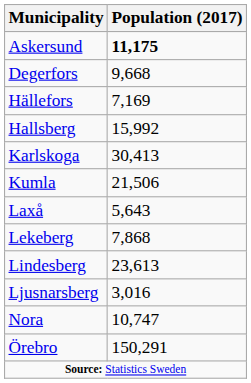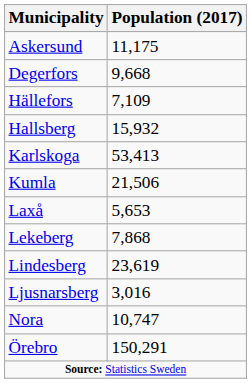(135, 45) bold -> (135, 45) normal
(131, 100) 7,169 -> (131, 100) 7,109
(135, 127) 15,992 -> (135, 127) 15,932
(135, 155) 30,413 -> (135, 155) 53,413
(131, 210) 5,643 -> (131, 210) 5,653
(135, 264) 23,613 -> (135, 264) 23,619
